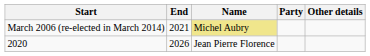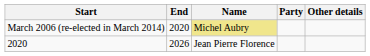(179, 28) 2021 -> (179, 28) 2020
